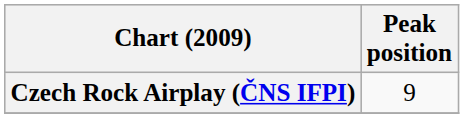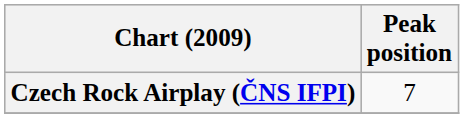(409, 92) 9 -> (409, 92) 7
